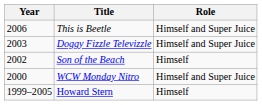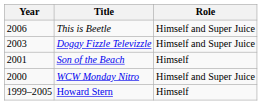(17, 60) 2002 -> (17, 60) 2001
